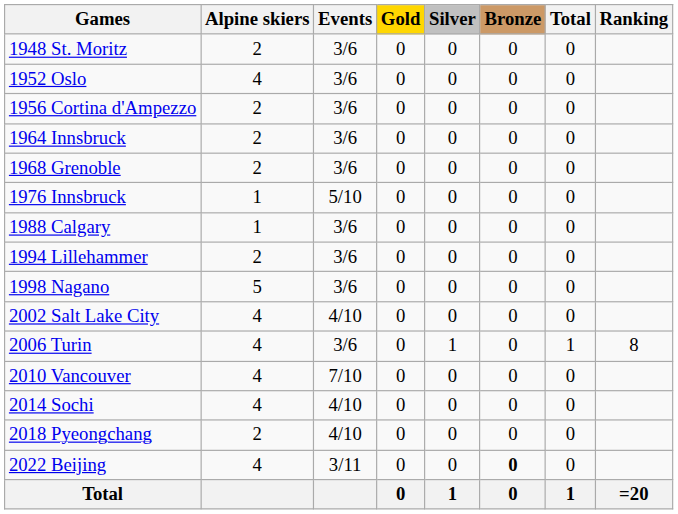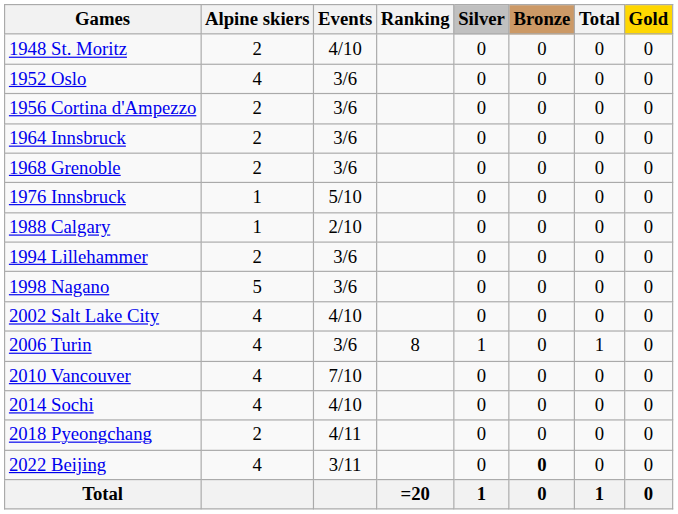columns swapped: (401, 19) <-> (634, 19)
(345, 49) 3/6 -> (345, 49) 4/10
(345, 227) 3/6 -> (345, 227) 2/10
(345, 434) 4/10 -> (345, 434) 4/11
